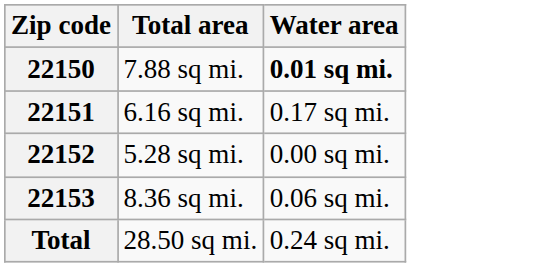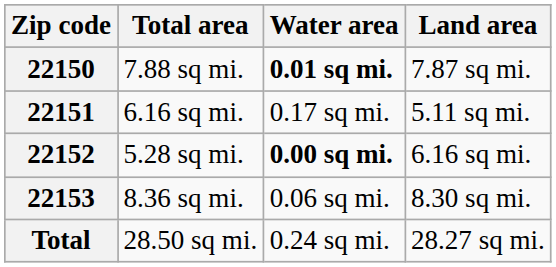+ column: (478, 25)
(330, 154) normal -> (331, 154) bold
